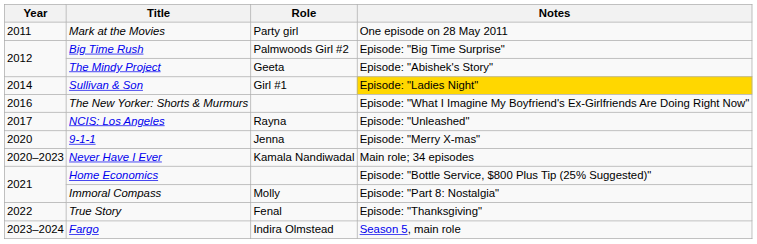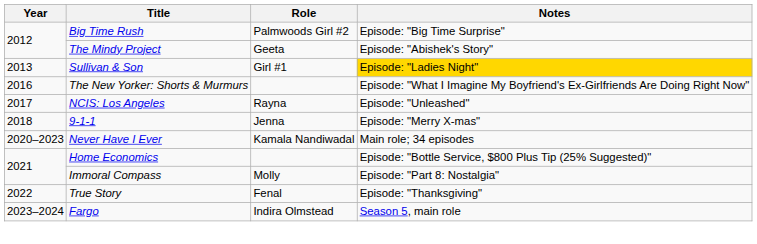- row: (117, 31)
(20, 85) 2014 -> (20, 67) 2013
(20, 139) 2020 -> (20, 121) 2018
